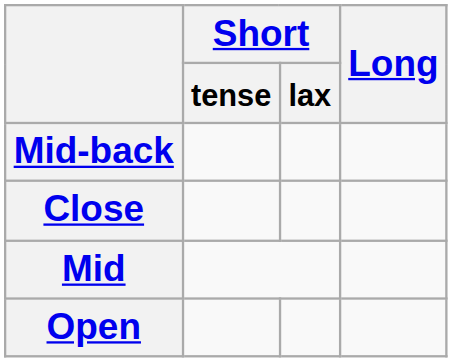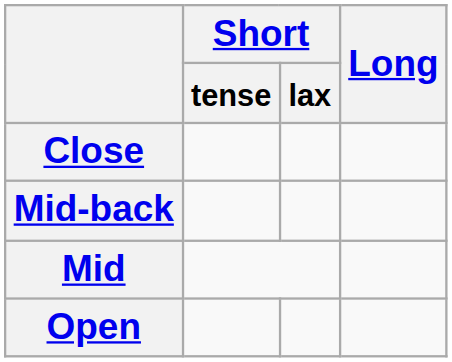rows swapped: (94, 209) <-> (94, 151)
